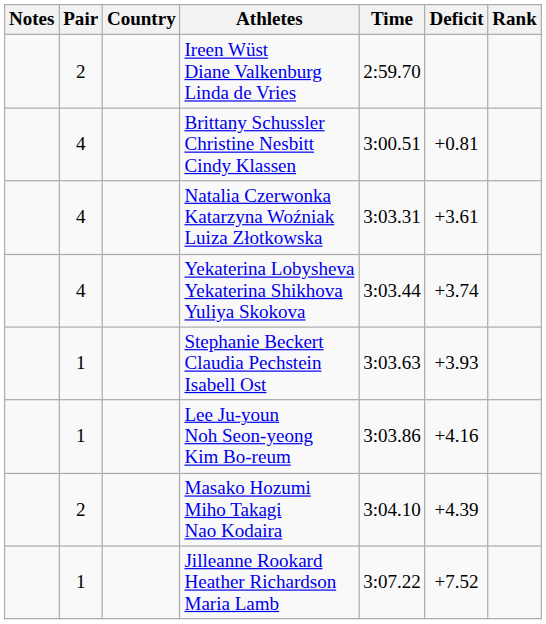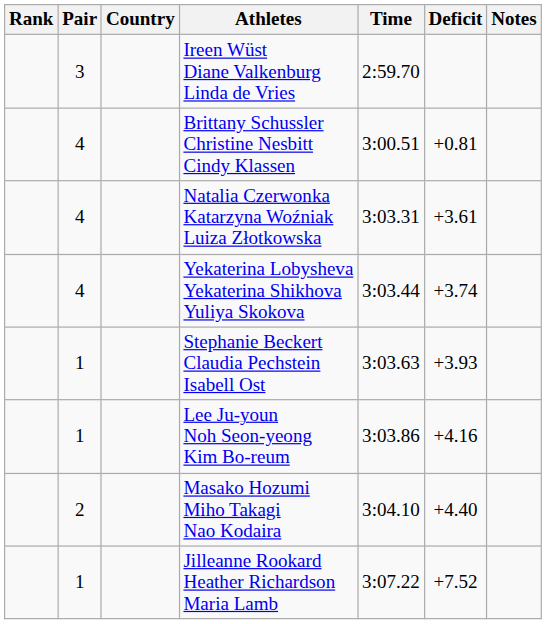columns swapped: (515, 19) <-> (32, 19)
(81, 71) 2 -> (80, 71) 3
(457, 509) +4.39 -> (456, 509) +4.40
